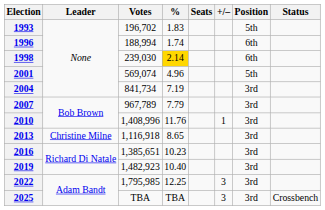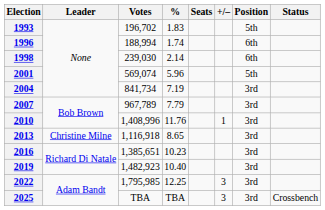(175, 58) gold background -> (175, 58) no background
(175, 74) 4.96 -> (175, 74) 5.96
